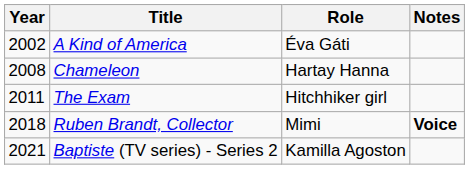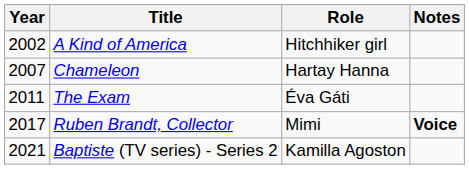(318, 44) Éva Gáti -> (336, 44) Hitchhiker girl
(27, 71) 2008 -> (27, 71) 2007
(336, 97) Hitchhiker girl -> (318, 97) Éva Gáti
(27, 124) 2018 -> (27, 124) 2017
